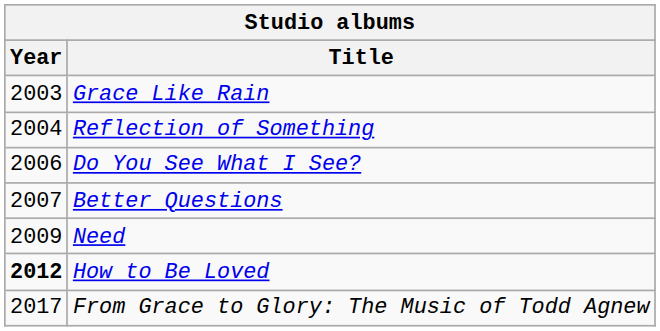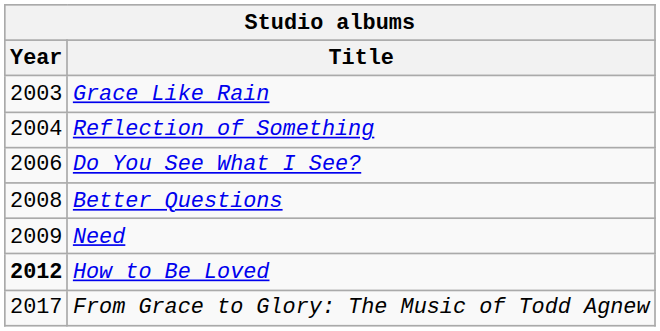(36, 201) 2007 -> (36, 201) 2008
